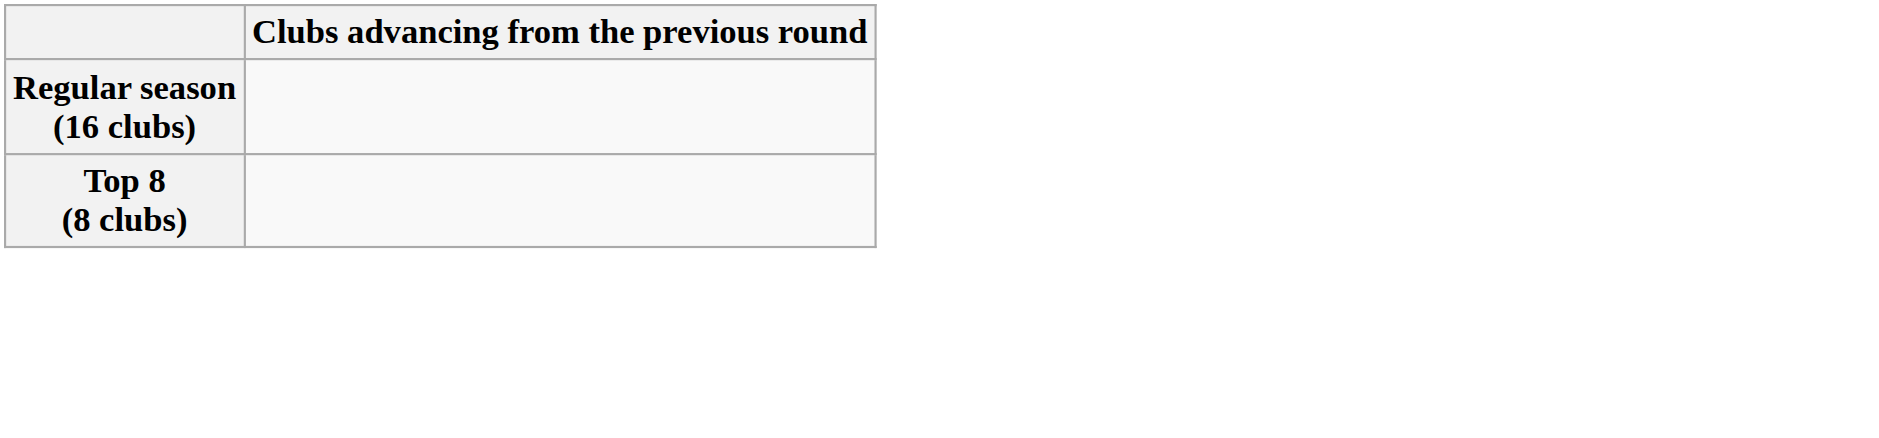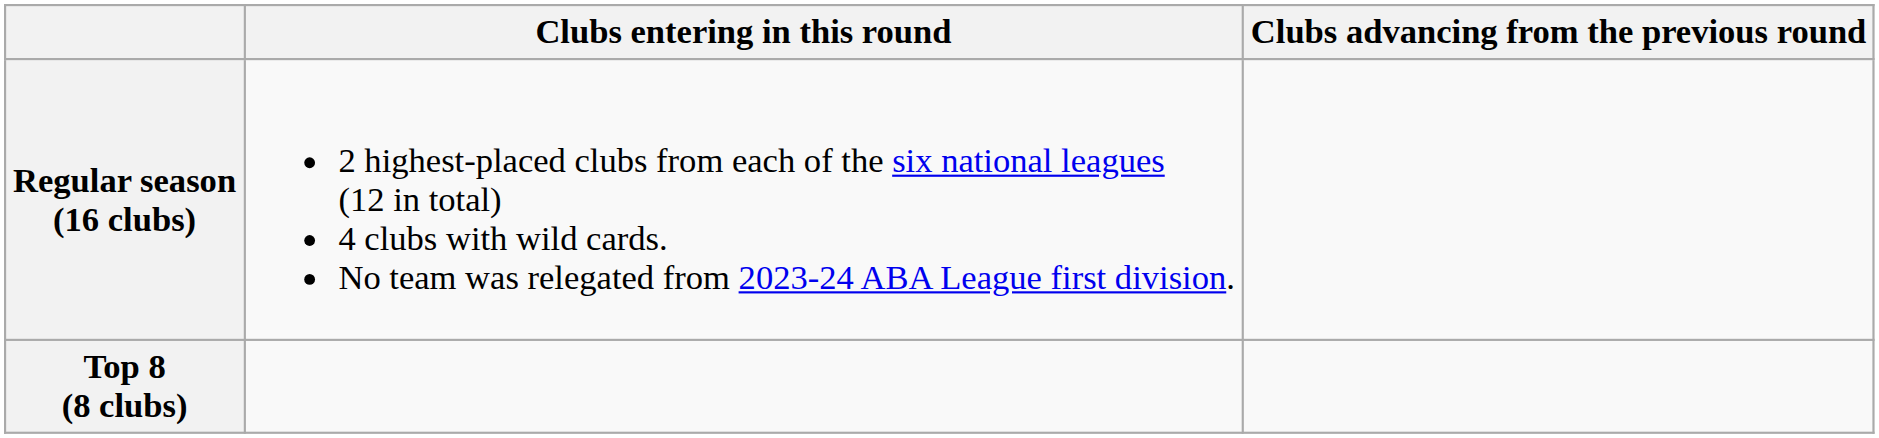+ column: (743, 31)
